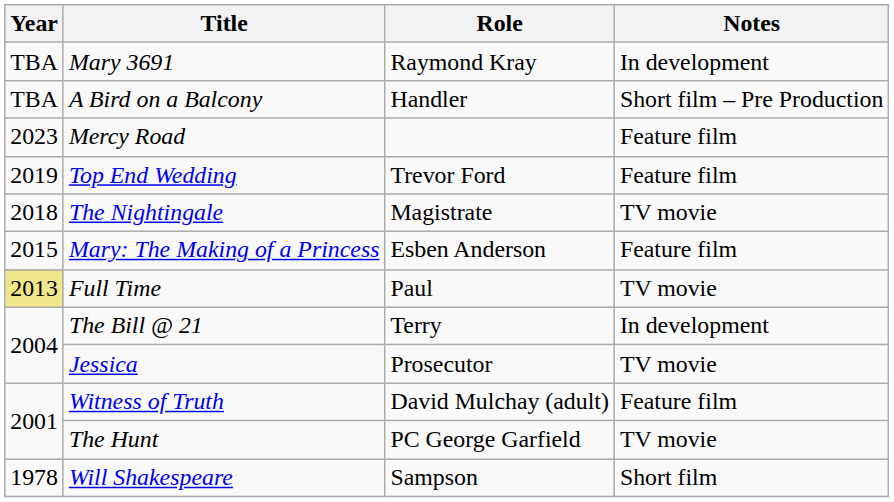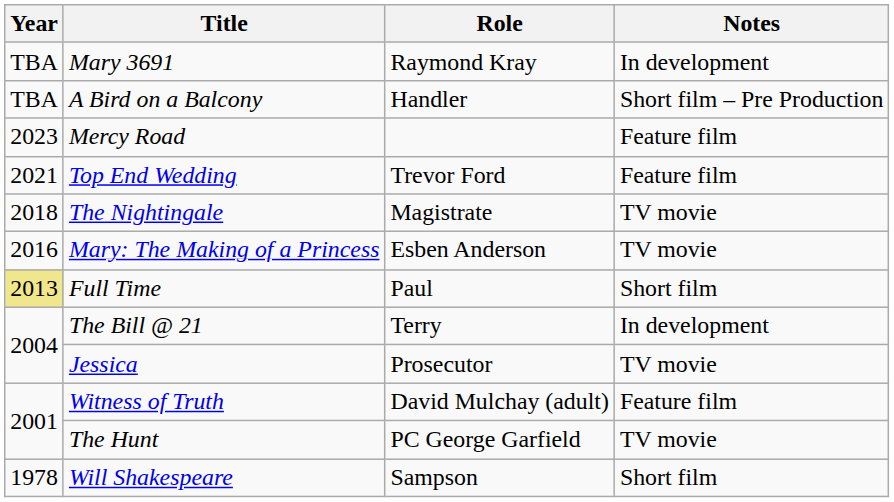(34, 174) 2019 -> (34, 174) 2021
(34, 250) 2015 -> (34, 250) 2016
(678, 250) Feature film -> (668, 250) TV movie
(668, 288) TV movie -> (669, 288) Short film
